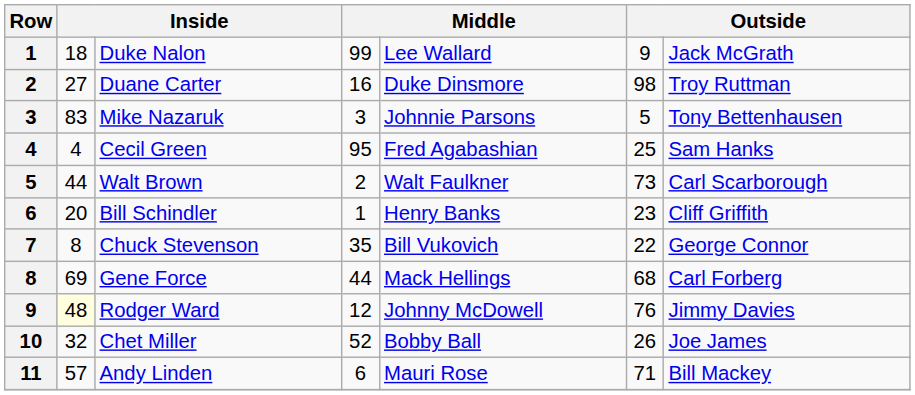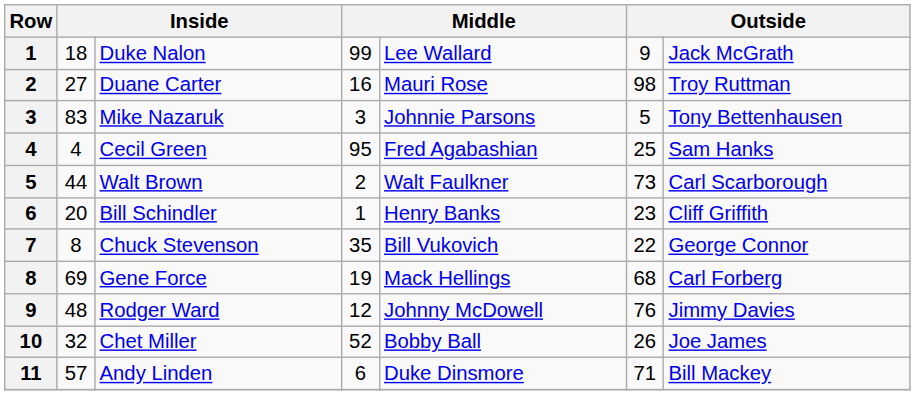(454, 85) Duke Dinsmore -> (436, 85) Mauri Rose
(360, 278) 44 -> (360, 278) 19
(76, 310) lightyellow background -> (76, 310) no background
(436, 374) Mauri Rose -> (454, 374) Duke Dinsmore
